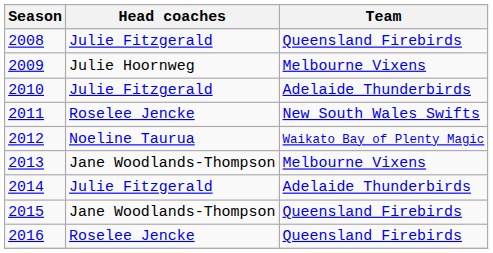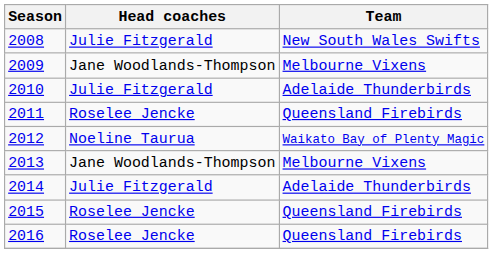(372, 41) Queensland Firebirds -> (381, 41) New South Wales Swifts
(132, 65) Julie Hoornweg -> (172, 65) Jane Woodlands-Thompson
(381, 114) New South Wales Swifts -> (372, 114) Queensland Firebirds
(172, 212) Jane Woodlands-Thompson -> (132, 212) Roselee Jencke
